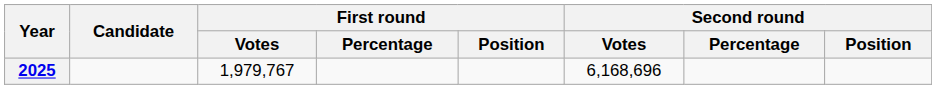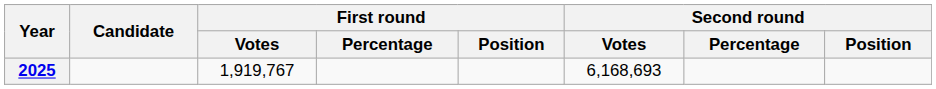(257, 71) 1,979,767 -> (257, 71) 1,919,767
(624, 71) 6,168,696 -> (624, 71) 6,168,693
